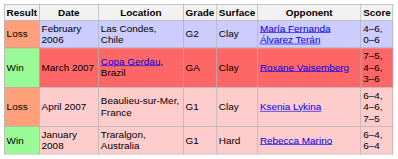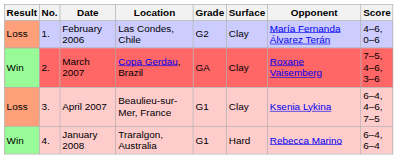+ column: (50, 12)
